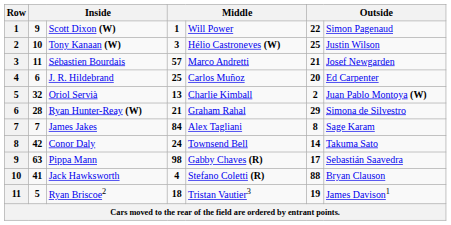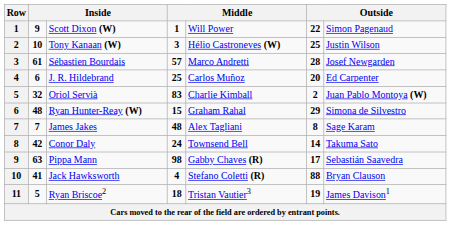(37, 62) 11 -> (37, 62) 61
(315, 62) 21 -> (315, 62) 28
(177, 95) 13 -> (177, 95) 83
(37, 111) 28 -> (37, 111) 48
(177, 111) 21 -> (177, 111) 15
(177, 127) 84 -> (177, 127) 48
